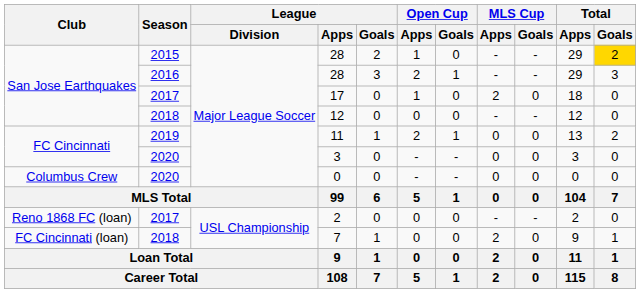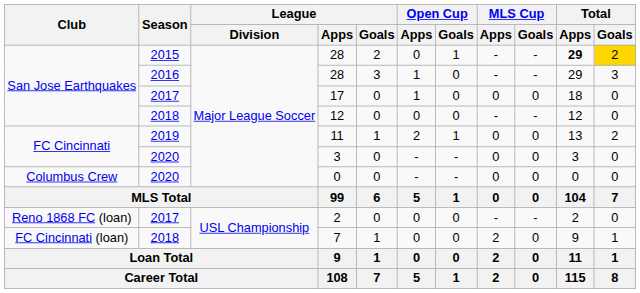(416, 55) 1 -> (416, 55) 0
(456, 55) 0 -> (456, 55) 1
(575, 55) normal -> (575, 55) bold
(416, 75) 2 -> (416, 75) 1
(456, 75) 1 -> (456, 75) 0
(496, 95) 2 -> (496, 95) 0
